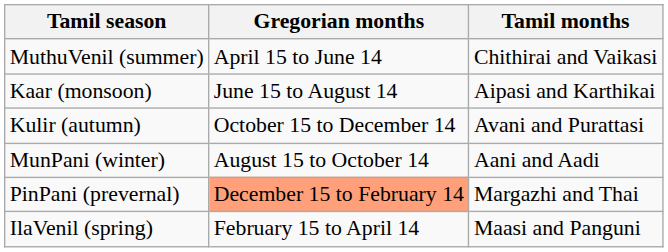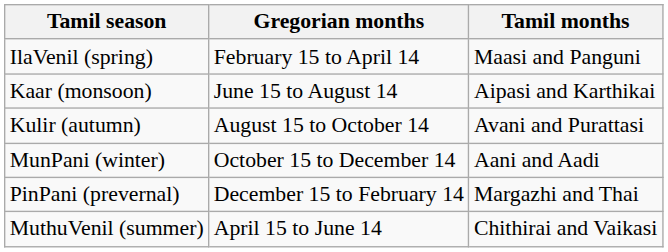rows swapped: (107, 56) <-> (81, 228)
(335, 125) October 15 to December 14 -> (321, 125) August 15 to October 14
(321, 159) August 15 to October 14 -> (335, 159) October 15 to December 14
(339, 194) lightsalmon background -> (339, 194) no background
